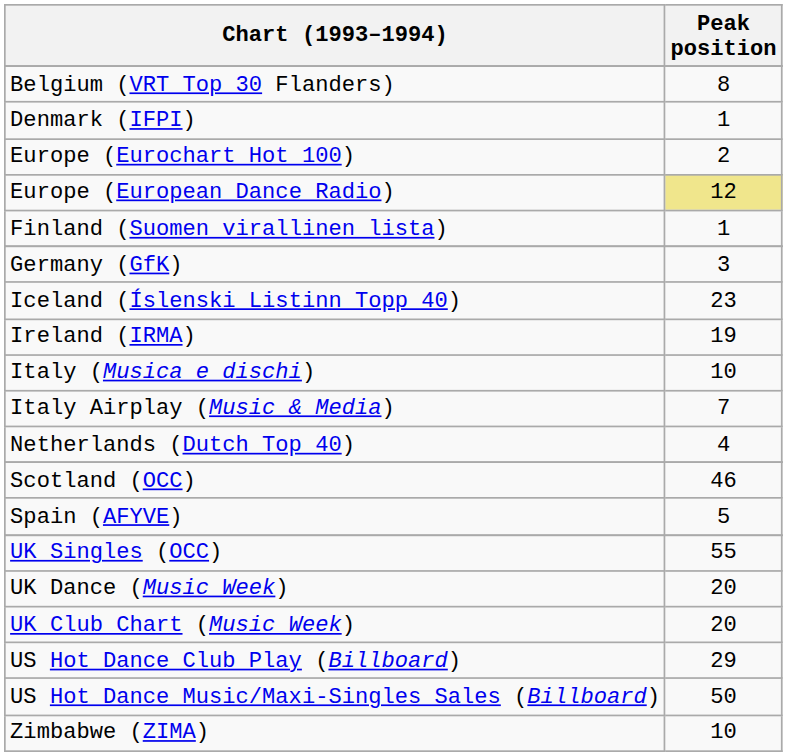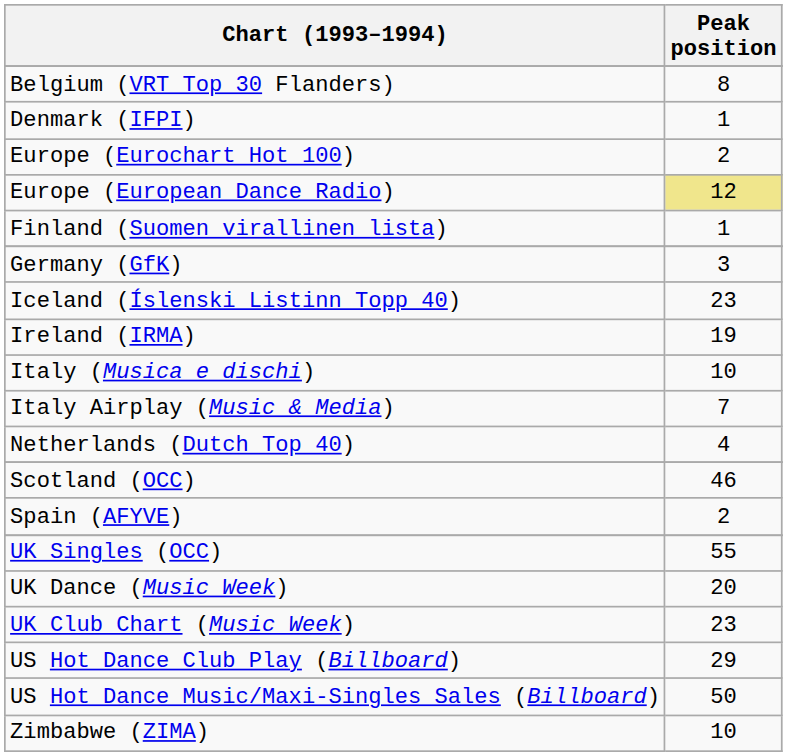(724, 517) 5 -> (724, 517) 2
(724, 625) 20 -> (724, 625) 23
